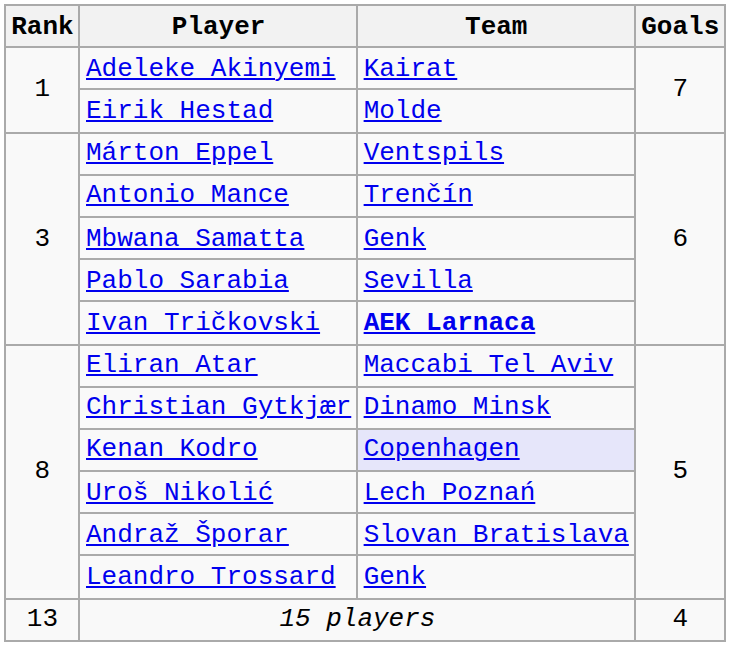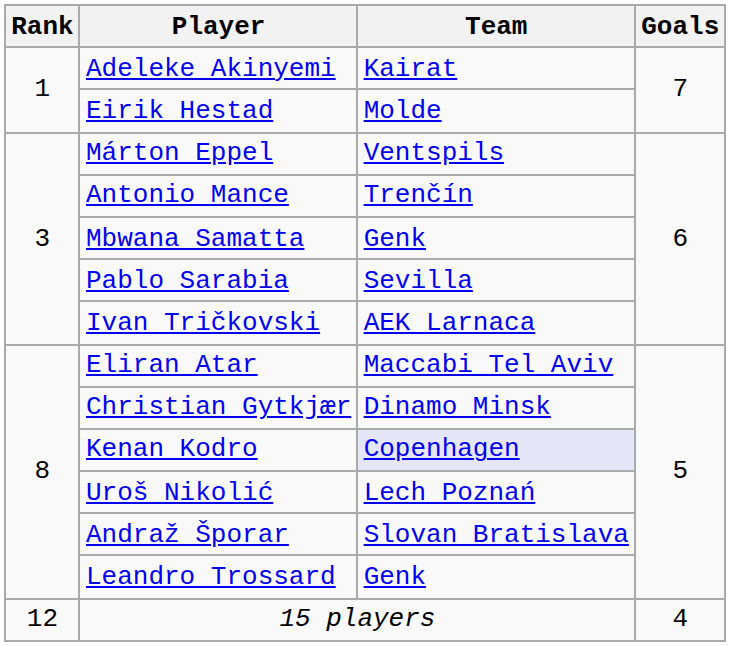(449, 323) bold -> (449, 323) normal
(42, 619) 13 -> (42, 619) 12
